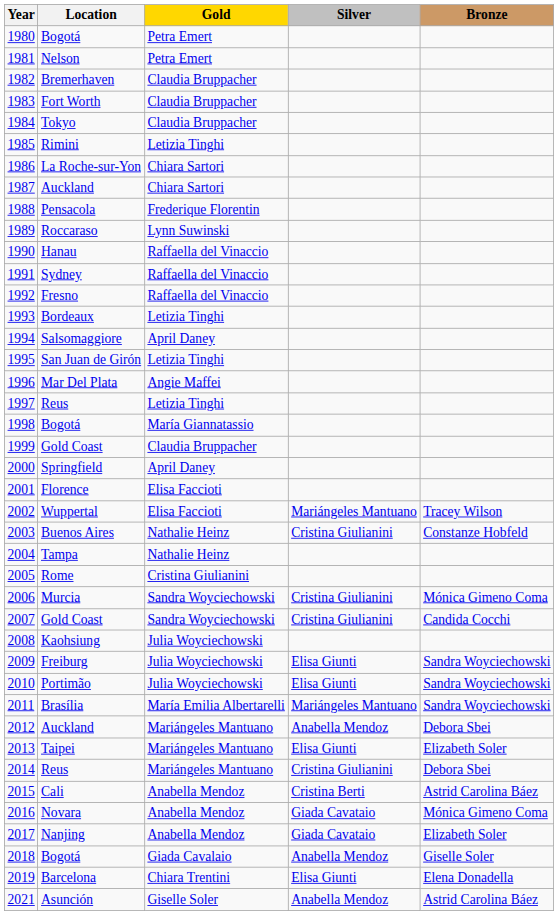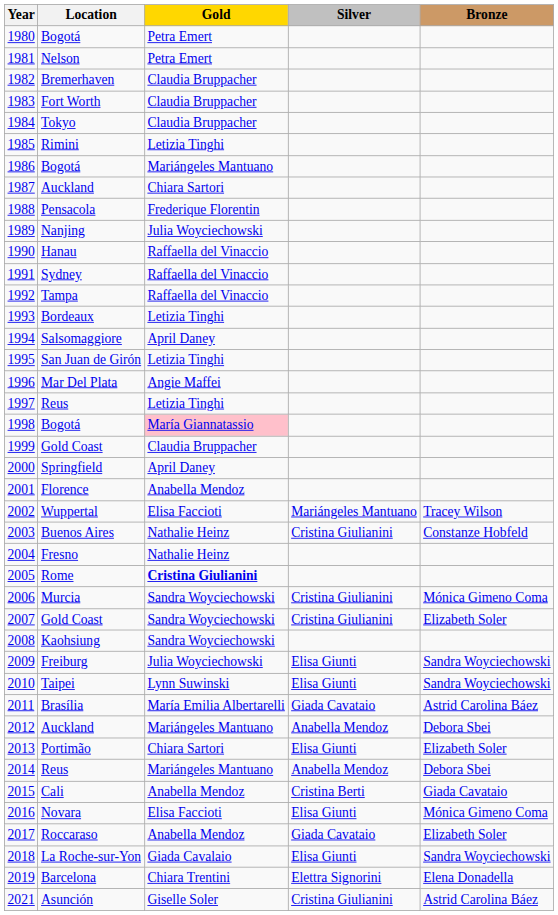(91, 166) La Roche-sur-Yon -> (61, 166) Bogotá
(186, 166) Chiara Sartori -> (210, 166) Mariángeles Mantuano
(69, 230) Roccaraso -> (63, 230) Nanjing
(188, 230) Lynn Suwinski -> (205, 230) Julia Woyciechowski
(60, 295) Fresno -> (59, 295) Tampa
(200, 425) no background -> (200, 425) pink background
(185, 489) Elisa Faccioti -> (196, 489) Anabella Mendoz
(59, 554) Tampa -> (60, 554) Fresno
(198, 576) normal -> (202, 576) bold
(467, 619) Candida Cocchi -> (465, 619) Elizabeth Soler
(205, 640) Julia Woyciechowski -> (211, 640) Sandra Woyciechowski
(66, 683) Portimão -> (58, 683) Taipei
(205, 683) Julia Woyciechowski -> (188, 683) Lynn Suwinski
(354, 705) Mariángeles Mantuano -> (333, 705) Giada Cavataio
(487, 705) Sandra Woyciechowski -> (481, 705) Astrid Carolina Báez
(58, 748) Taipei -> (66, 748) Portimão
(210, 748) Mariángeles Mantuano -> (186, 748) Chiara Sartori
(342, 770) Cristina Giulianini -> (340, 770) Anabella Mendoz
(481, 791) Astrid Carolina Báez -> (465, 791) Giada Cavataio
(196, 813) Anabella Mendoz -> (185, 813) Elisa Faccioti
(333, 813) Giada Cavataio -> (324, 813) Elisa Giunti
(63, 834) Nanjing -> (69, 834) Roccaraso
(61, 856) Bogotá -> (91, 856) La Roche-sur-Yon
(340, 856) Anabella Mendoz -> (324, 856) Elisa Giunti
(458, 856) Giselle Soler -> (487, 856) Sandra Woyciechowski
(324, 878) Elisa Giunti -> (336, 878) Elettra Signorini
(340, 899) Anabella Mendoz -> (342, 899) Cristina Giulianini
